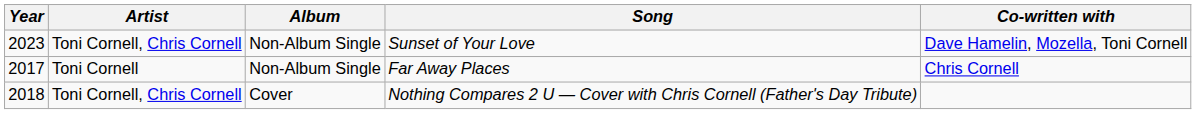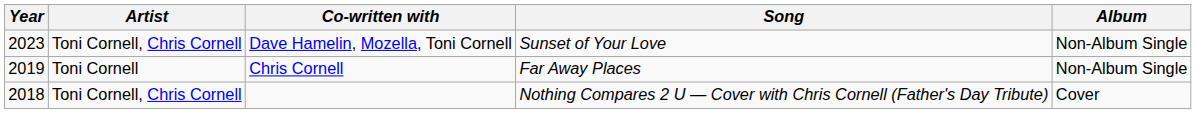columns swapped: (315, 17) <-> (1056, 17)
(26, 69) 2017 -> (26, 69) 2019
